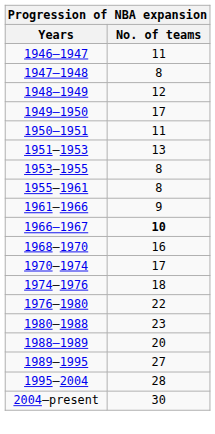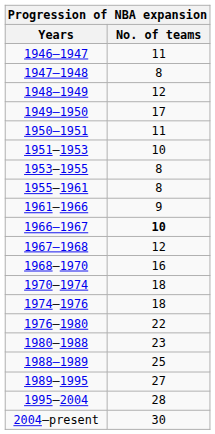(159, 150) 13 -> (159, 150) 10
+ row: (56, 246)
(159, 266) 17 -> (159, 285) 18
(159, 343) 20 -> (159, 362) 25
